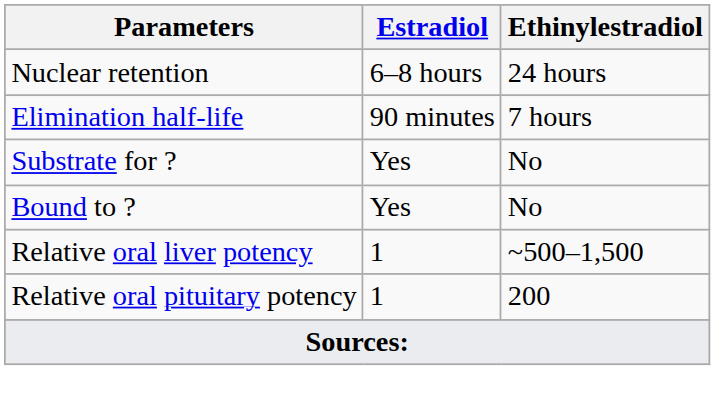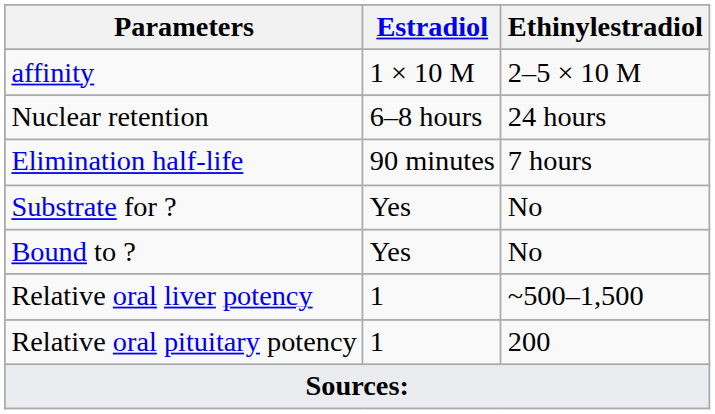+ row: (53, 71)
